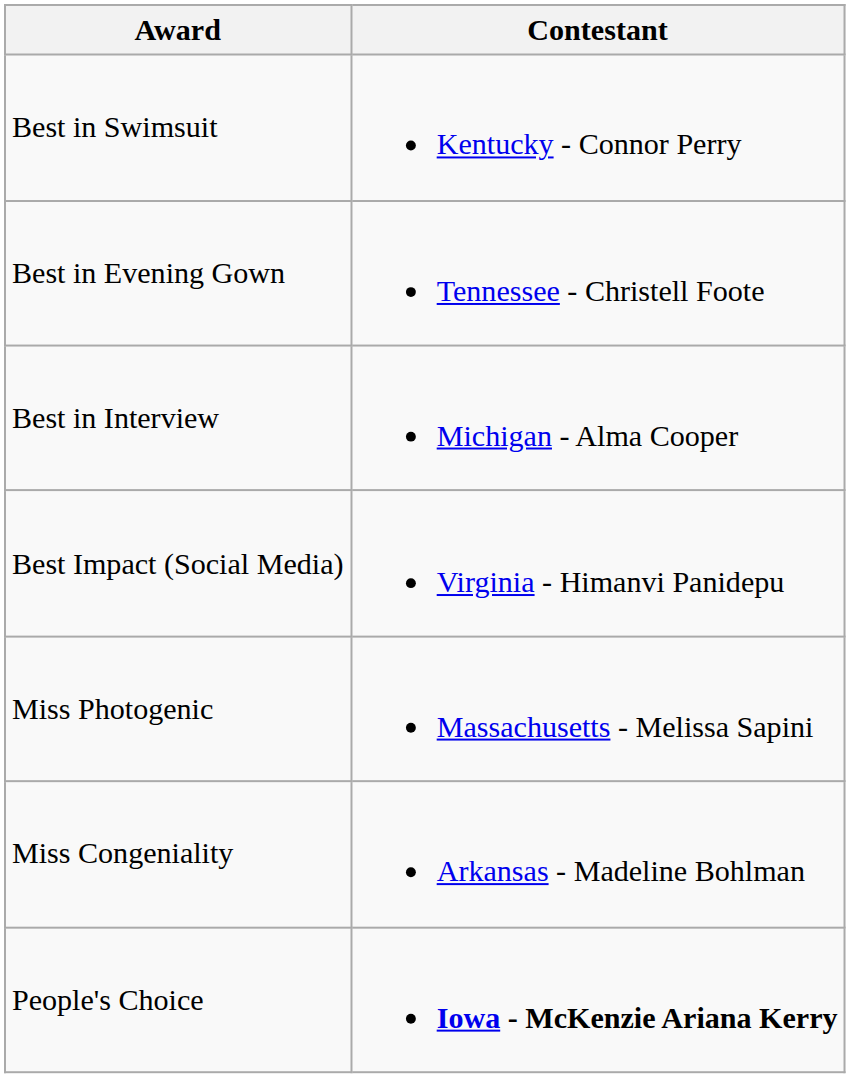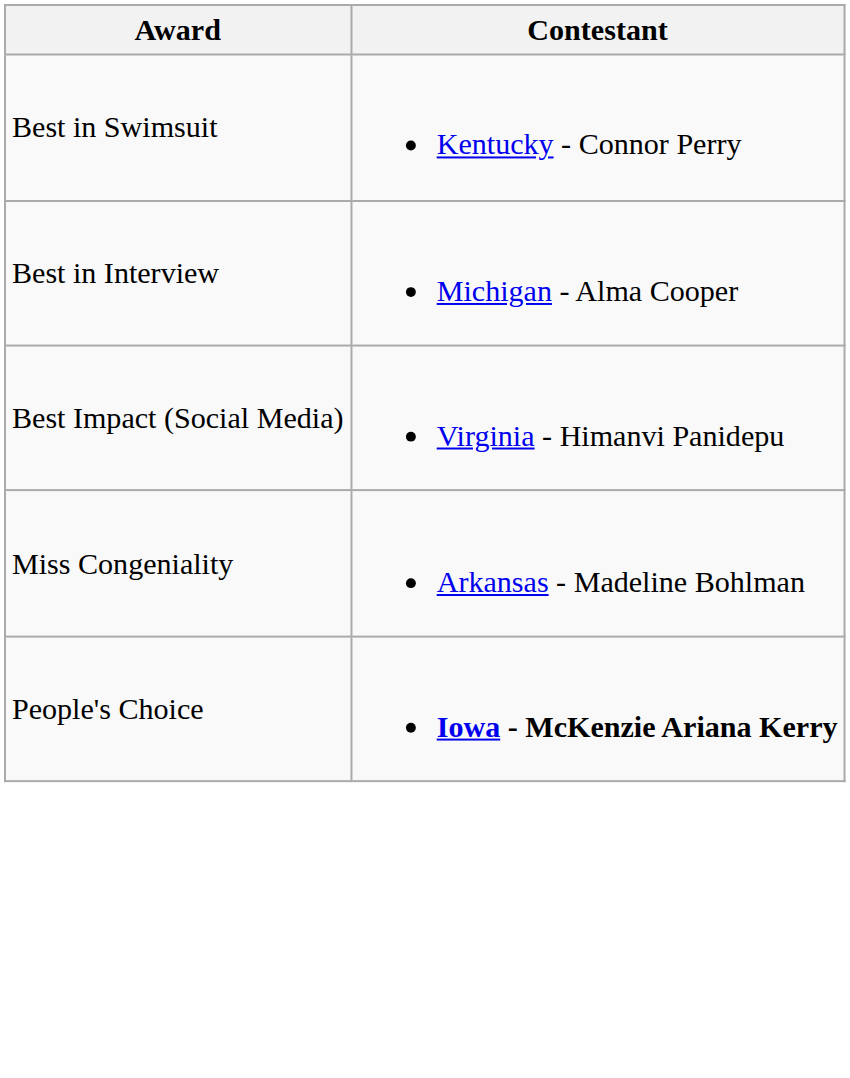- row: (149, 272)
- row: (113, 708)
